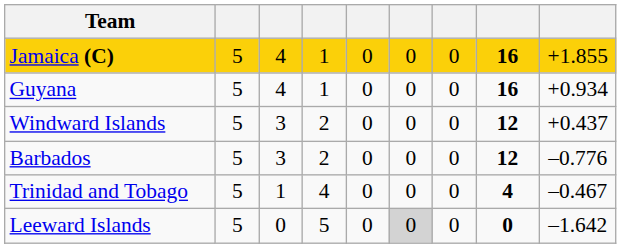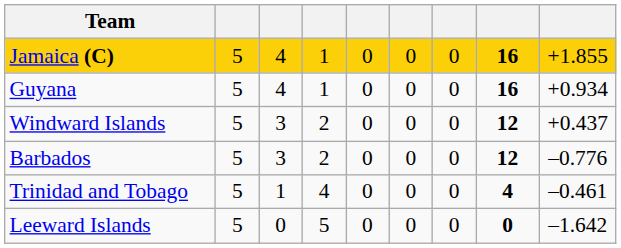(578, 191) –0.467 -> (578, 191) –0.461
(411, 225) lightgrey background -> (411, 225) no background
